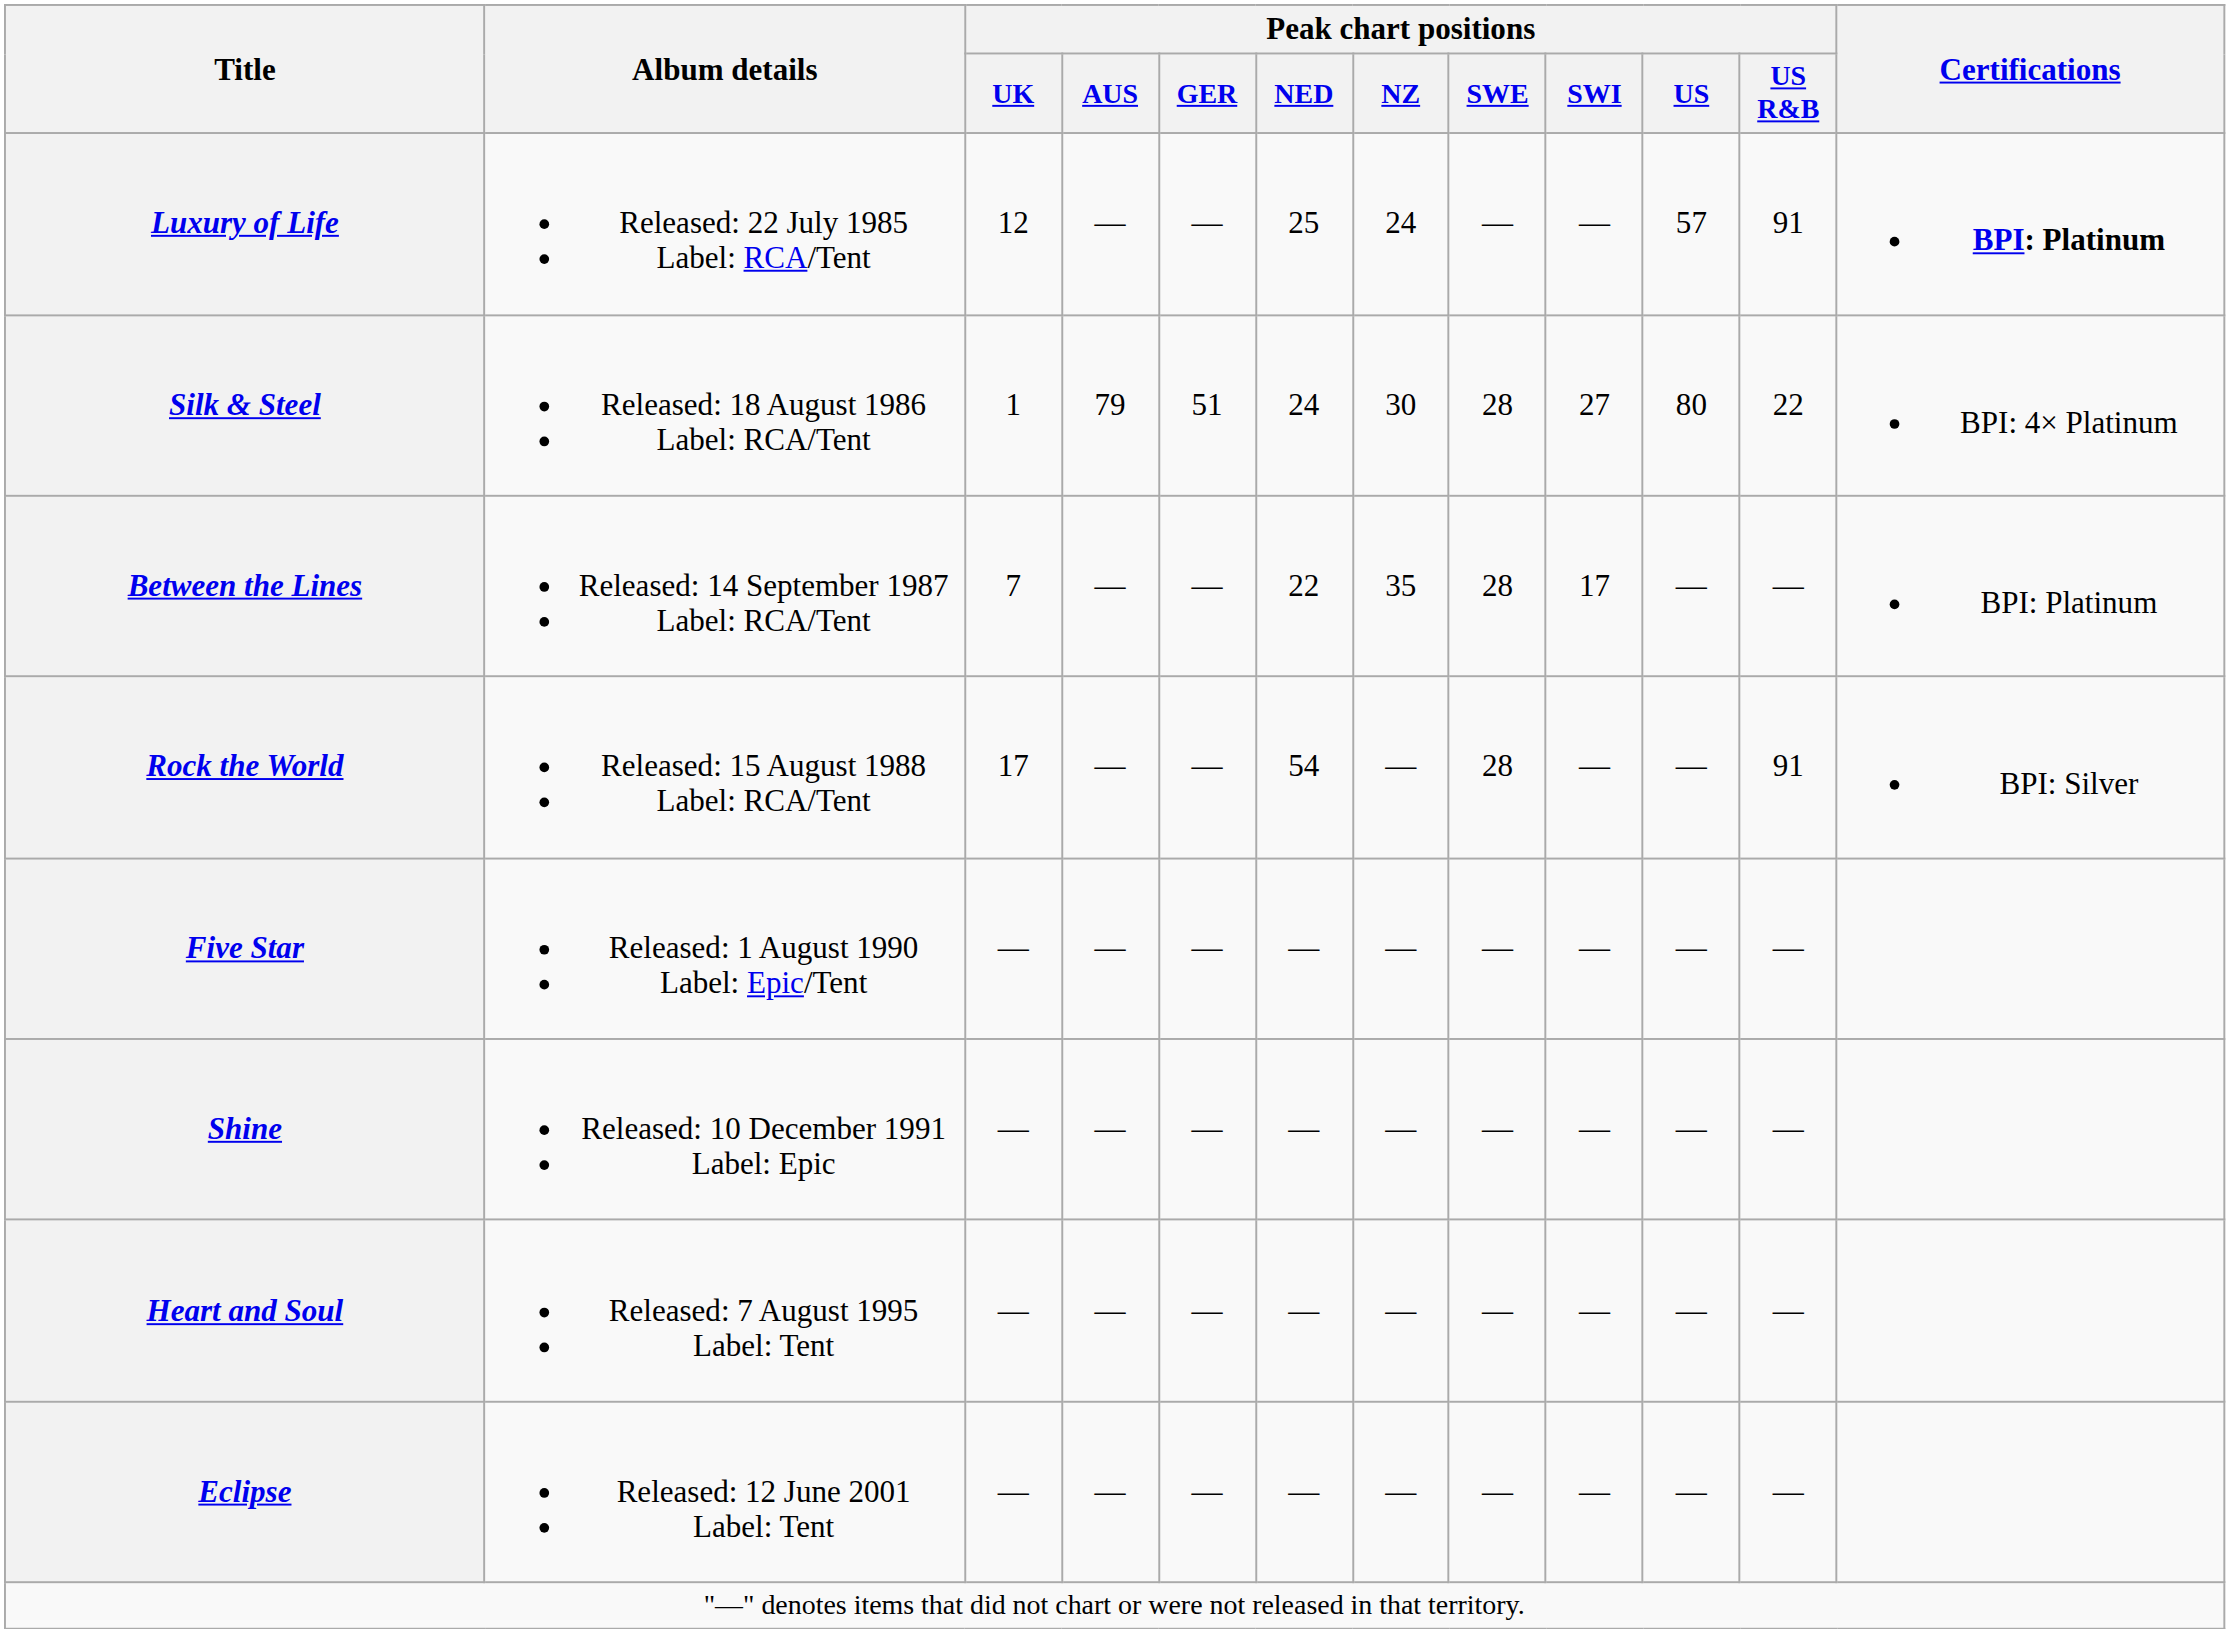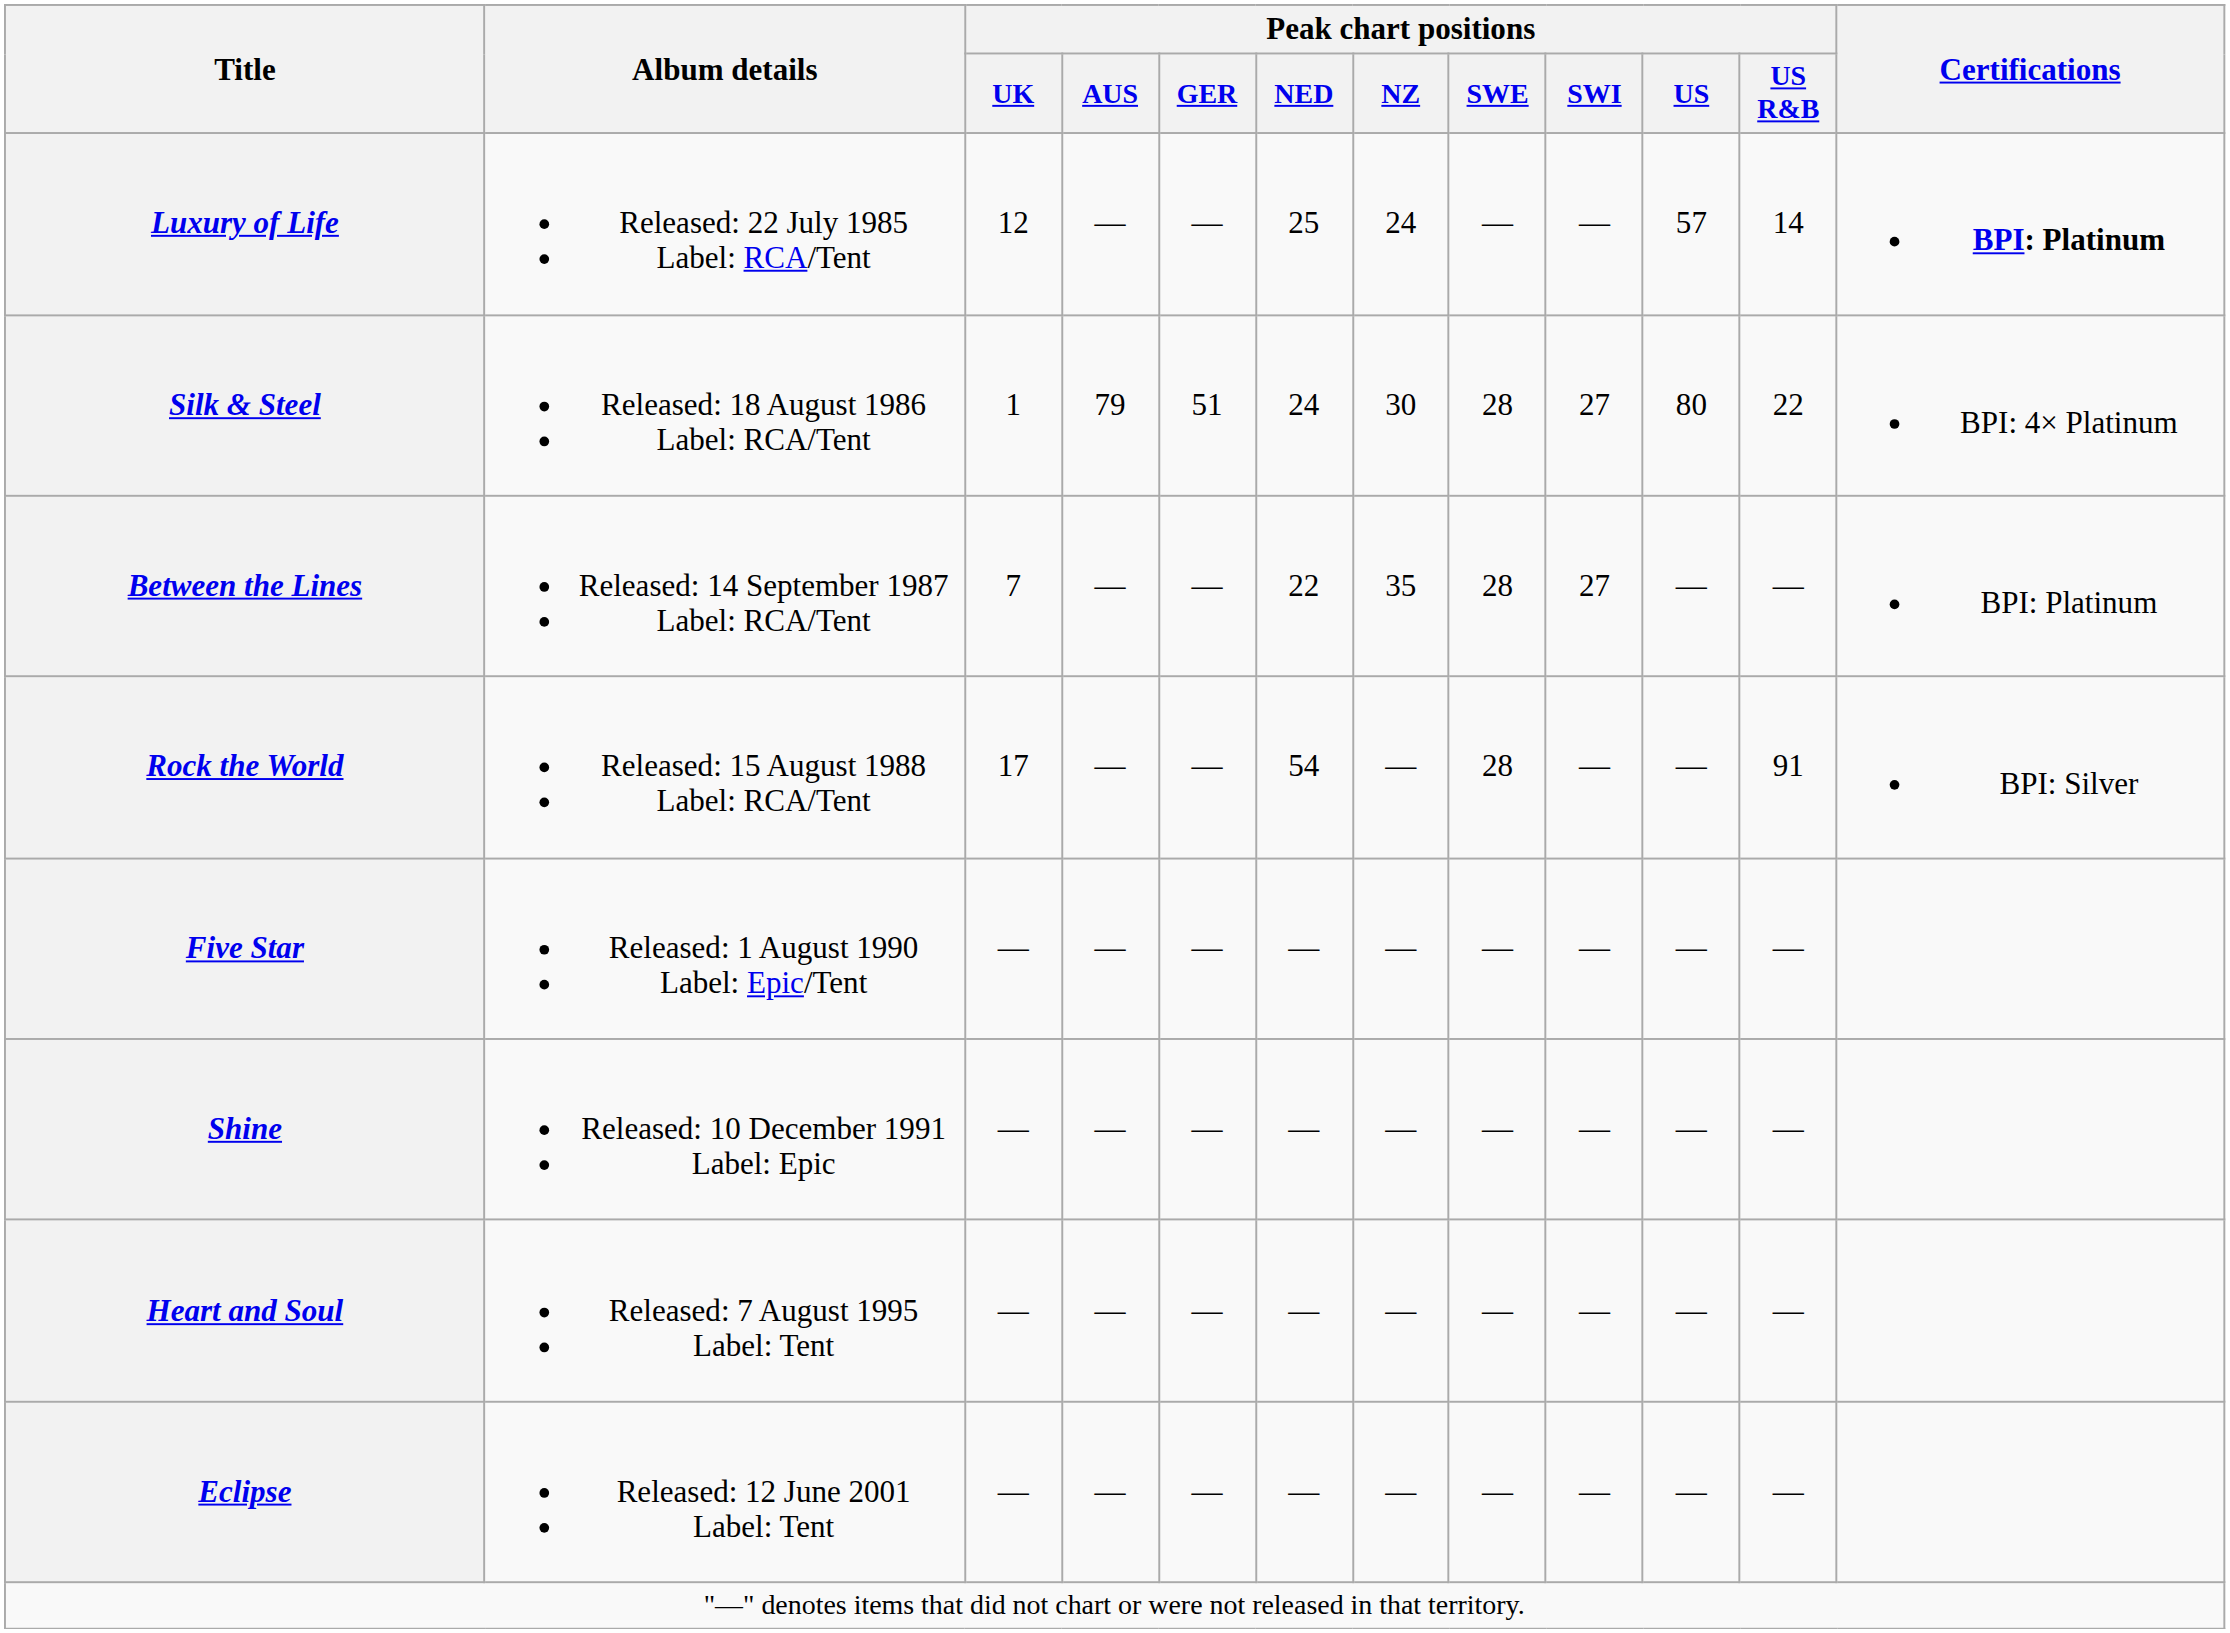(1788, 223) 91 -> (1788, 223) 14
(1594, 585) 17 -> (1594, 585) 27
